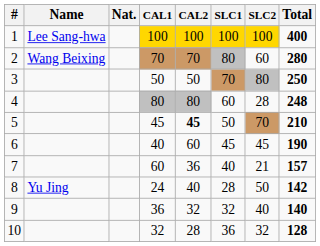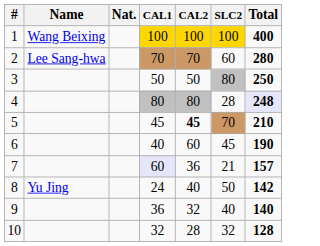- column: (228, 16)
(67, 36) Lee Sang-hwa -> (66, 36) Wang Beixing
(66, 58) Wang Beixing -> (67, 58) Lee Sang-hwa
(297, 101) no background -> (263, 101) lavender background
(157, 166) no background -> (157, 166) lavender background
